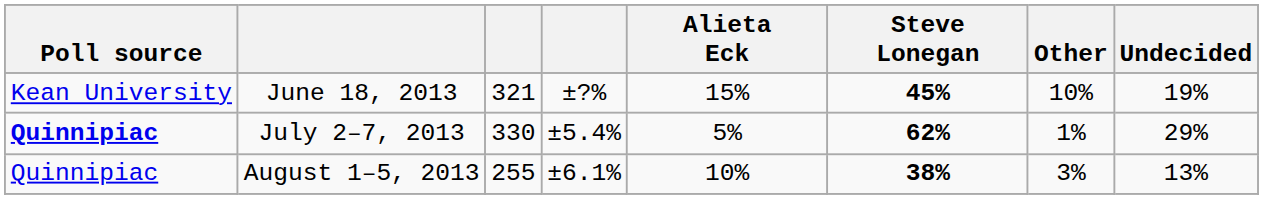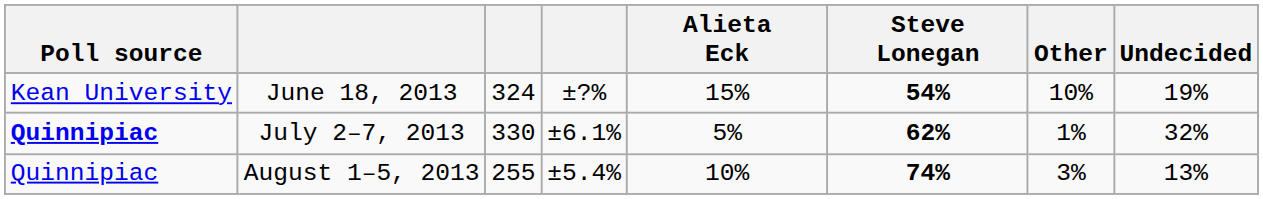(513, 93) 321 -> (513, 93) 324
(928, 93) 45% -> (928, 93) 54%
(584, 133) ±5.4% -> (584, 133) ±6.1%
(1186, 133) 29% -> (1186, 133) 32%
(584, 173) ±6.1% -> (584, 173) ±5.4%
(928, 173) 38% -> (928, 173) 74%
